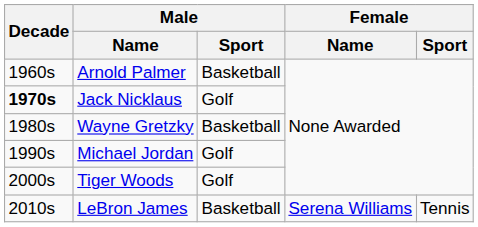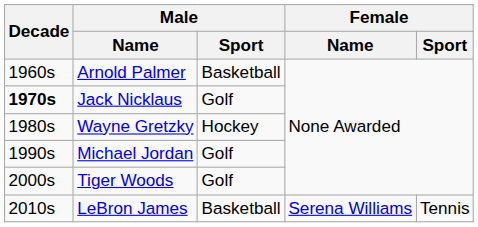(241, 126) Basketball -> (230, 126) Hockey
